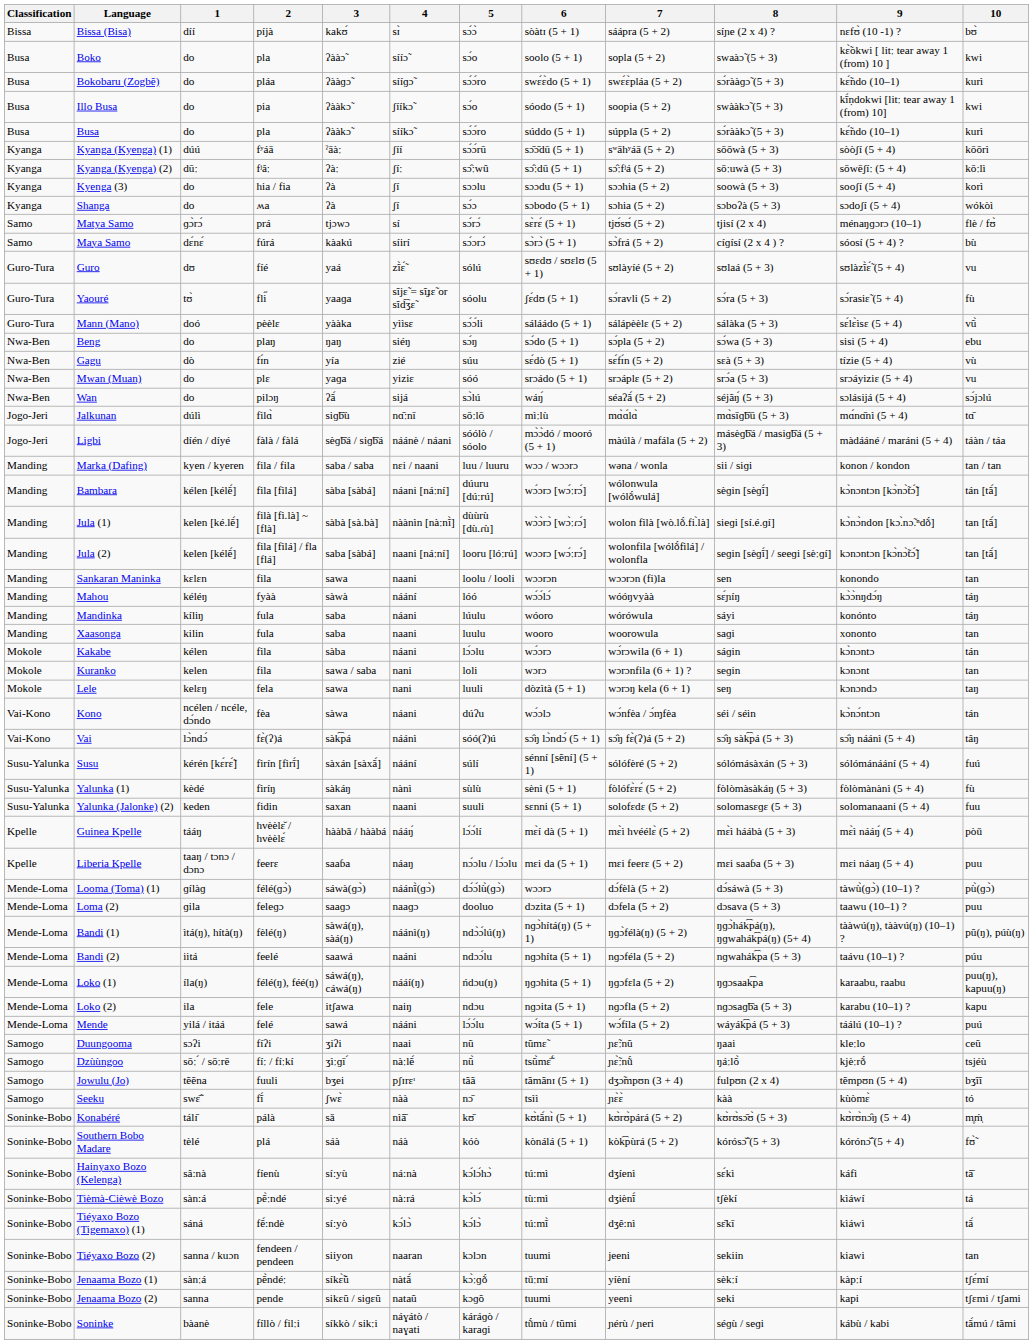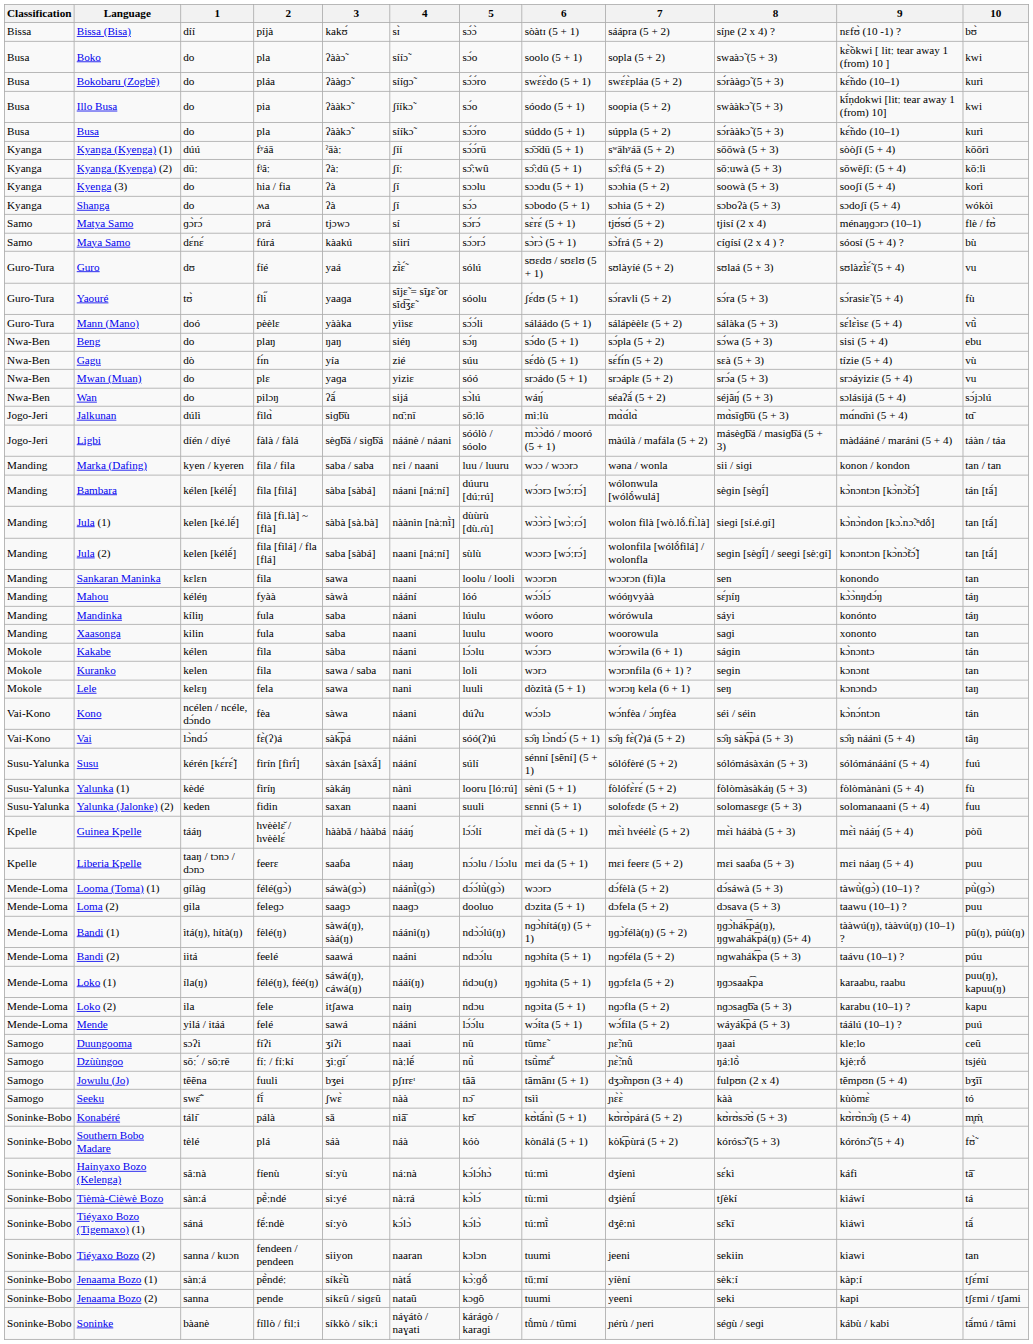(490, 553) looru [lóːrú] -> (472, 553) sùlù
(472, 788) sùlù -> (490, 788) looru [lóːrú]
